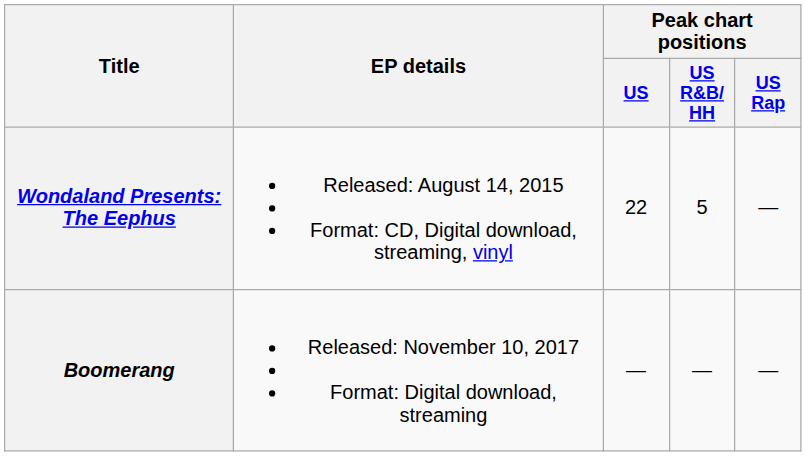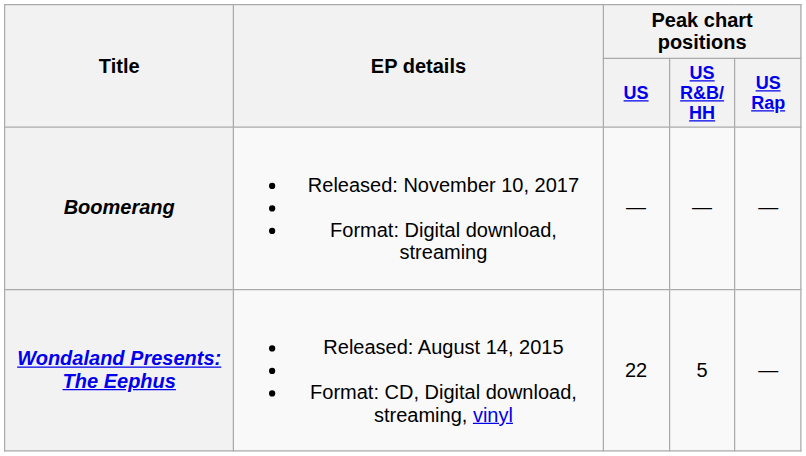rows swapped: (119, 208) <-> (119, 369)
